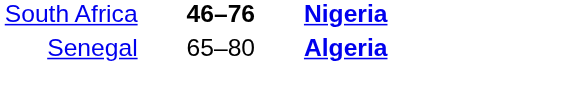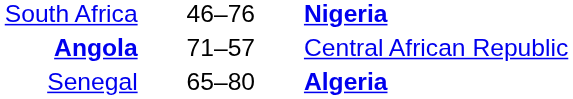(221, 14) bold -> (221, 14) normal
+ row: (96, 48)
